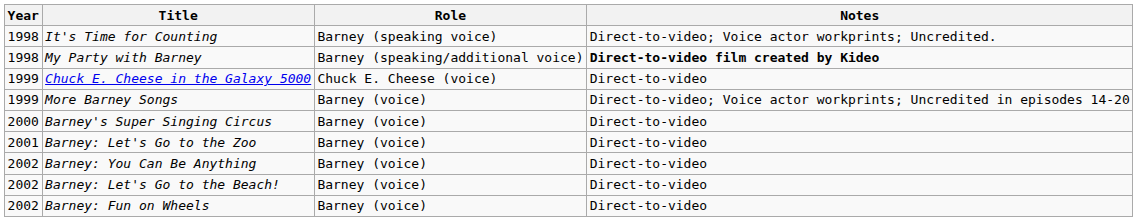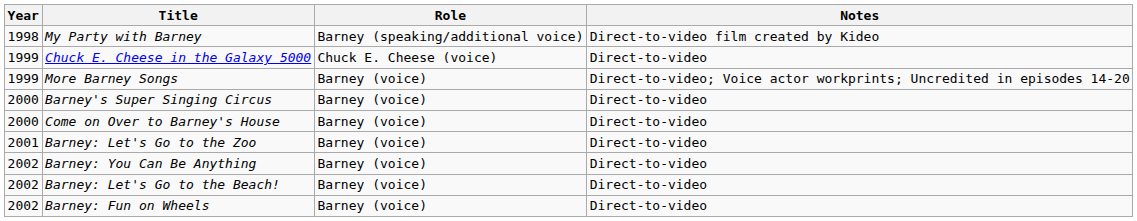- row: (131, 36)
(734, 57) bold -> (734, 36) normal
+ row: (162, 121)
